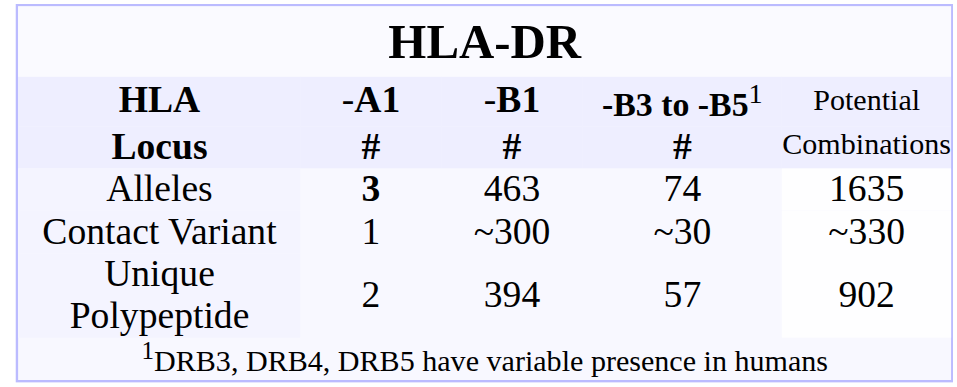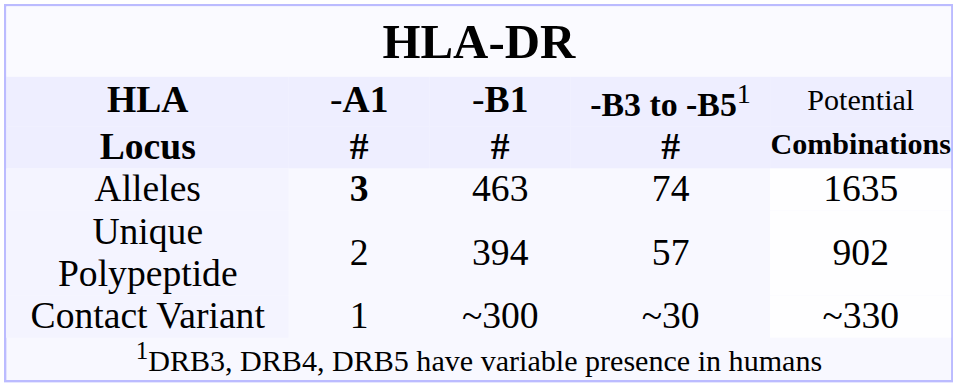(867, 146) normal -> (861, 146) bold
rows swapped: (160, 294) <-> (160, 230)
